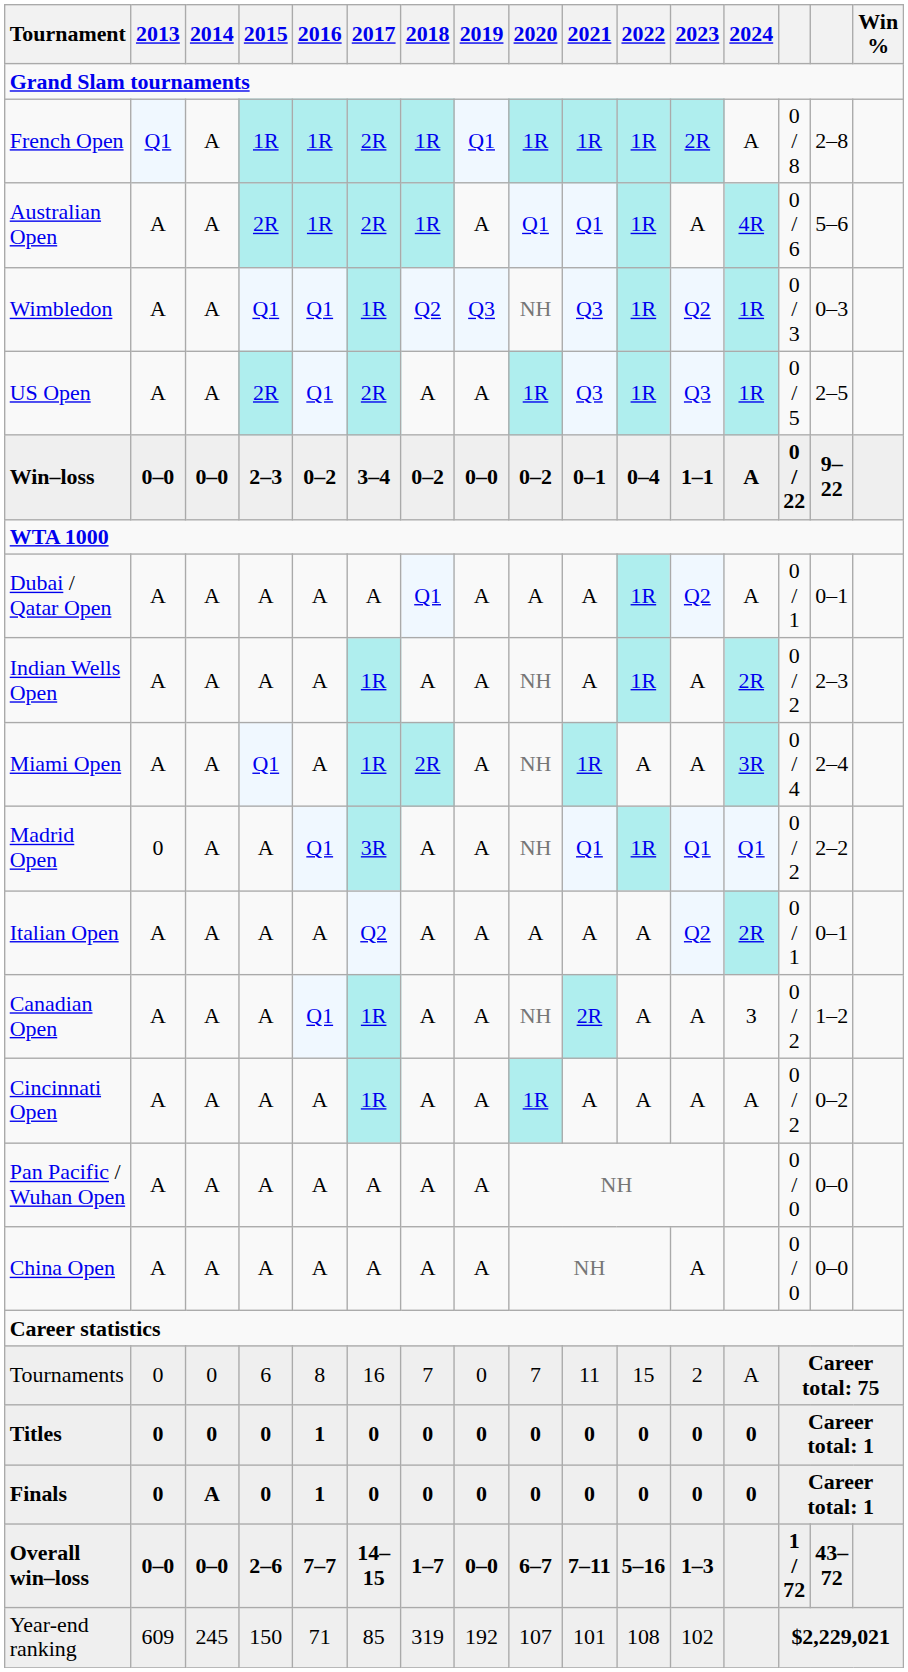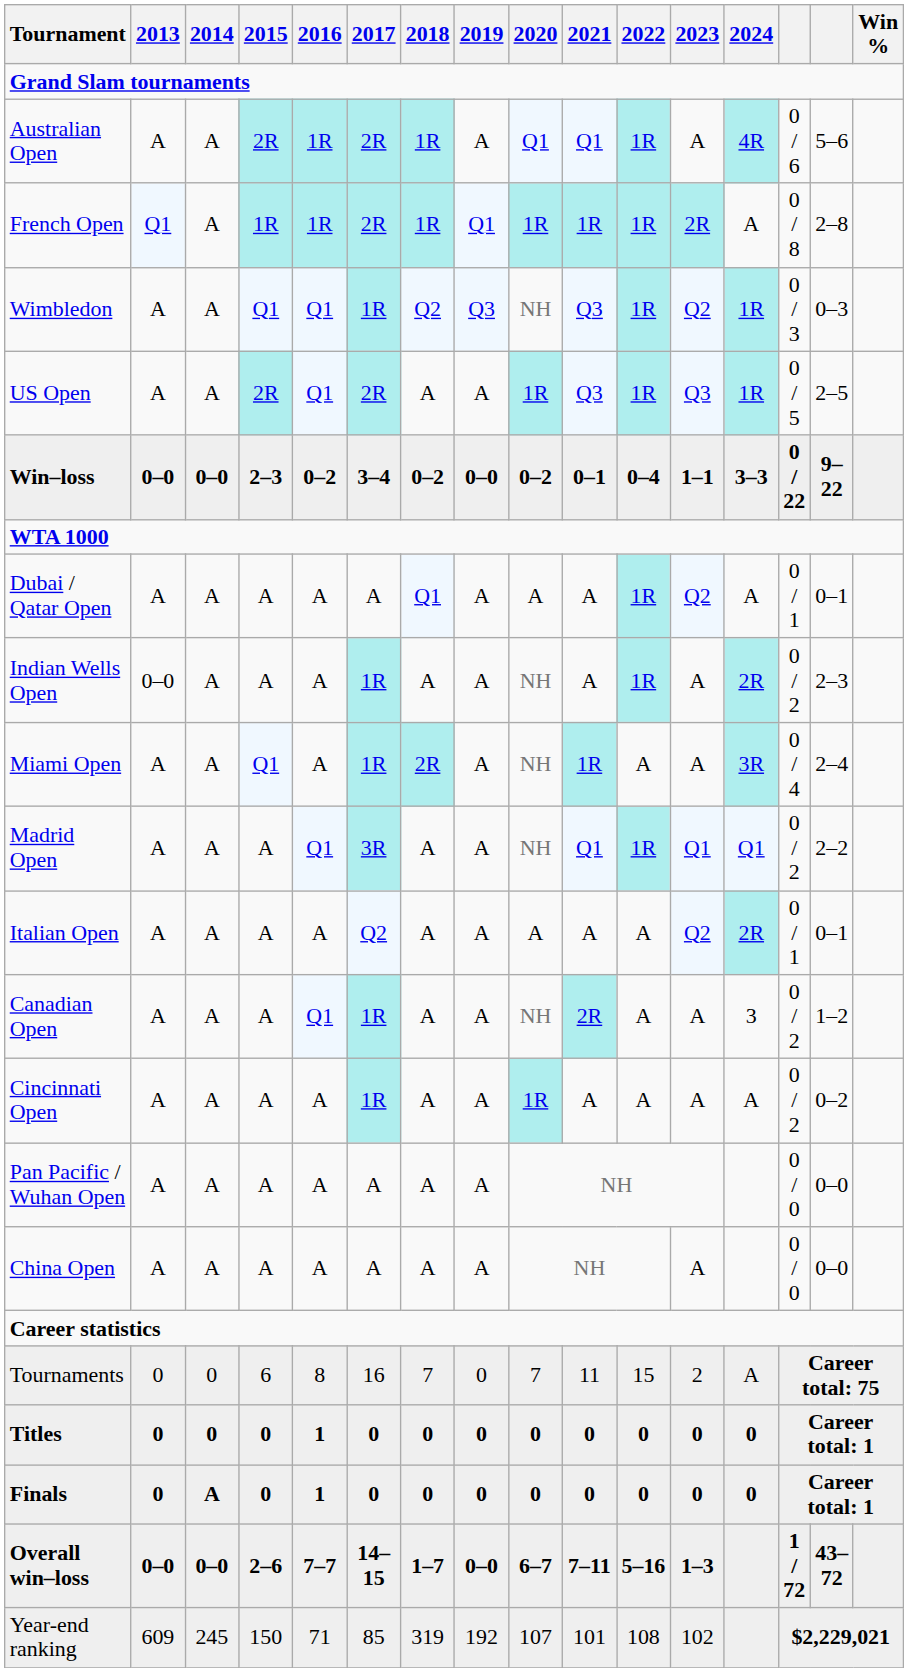rows swapped: (55, 224) <-> (67, 140)
(751, 477) A -> (751, 477) 3–3
(158, 679) A -> (158, 679) 0–0
(158, 848) 0 -> (158, 848) A
